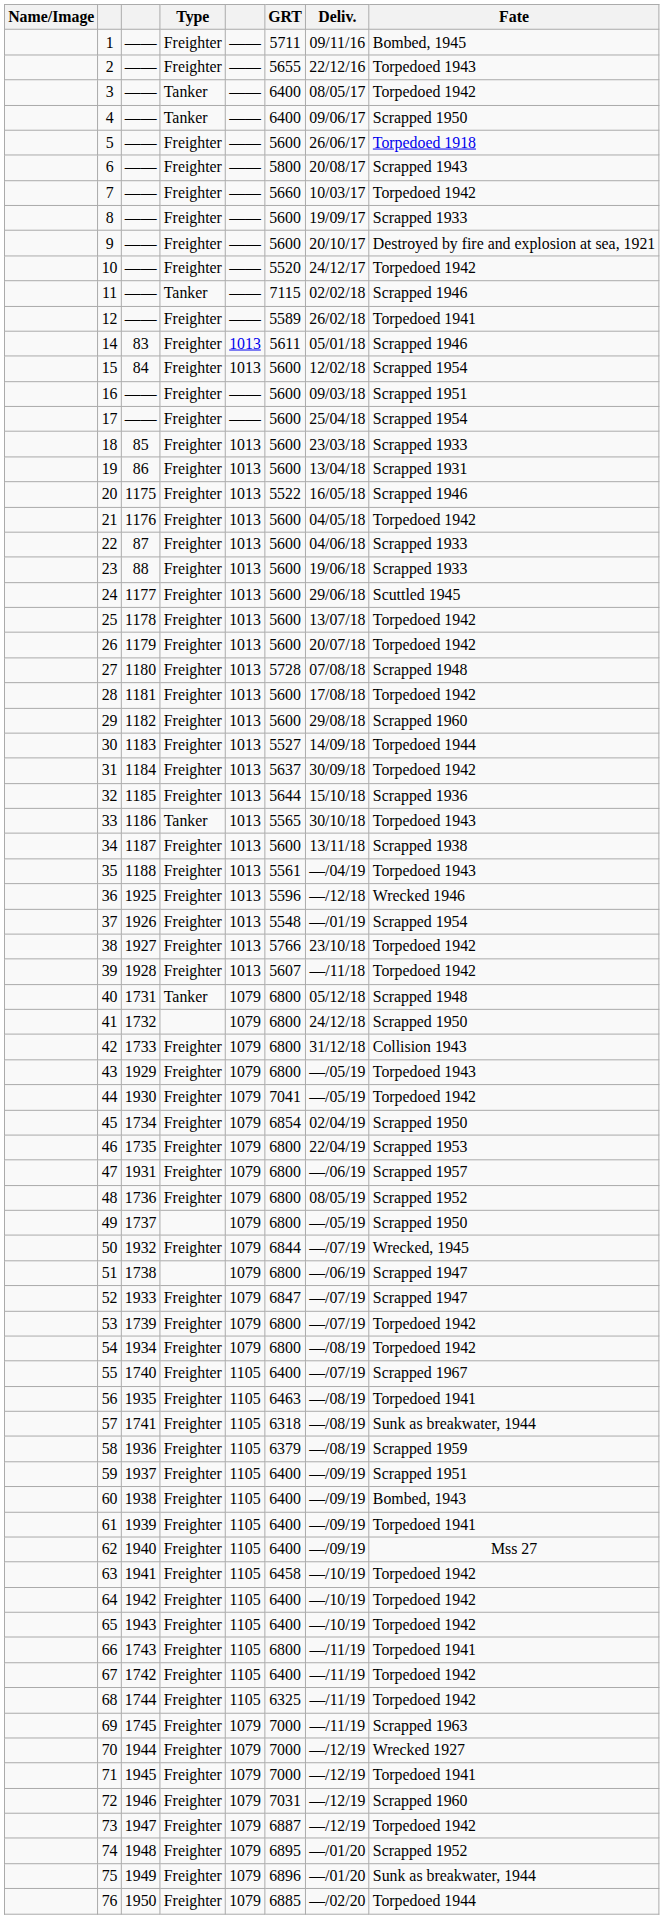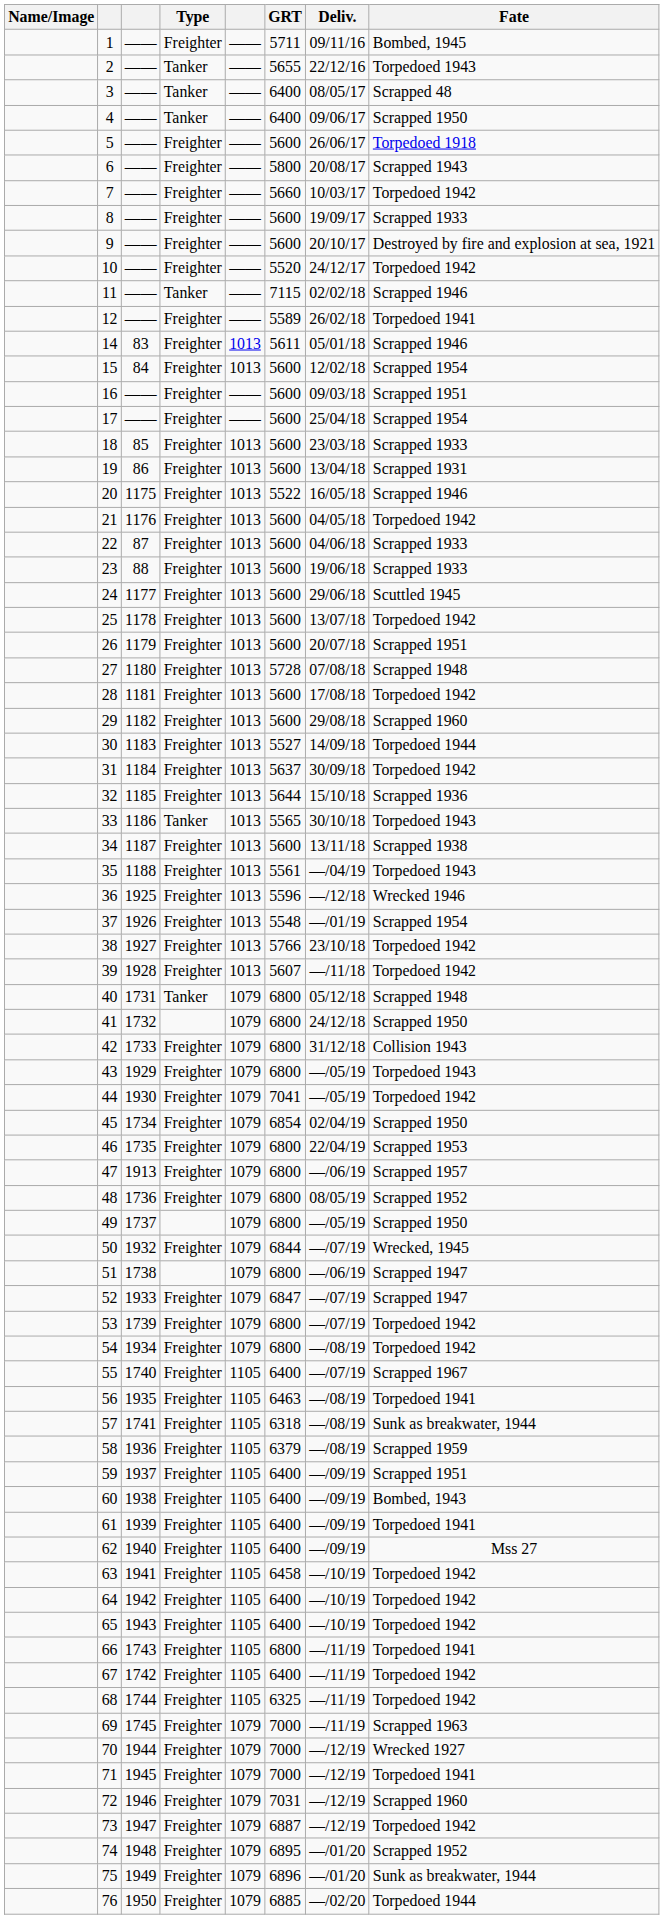(193, 67) Freighter -> (186, 67) Tanker
(424, 92) Torpedoed 1942 -> (412, 92) Scrapped 48
(424, 645) Torpedoed 1942 -> (420, 645) Scrapped 1951
(141, 1172) 1931 -> (141, 1172) 1913
